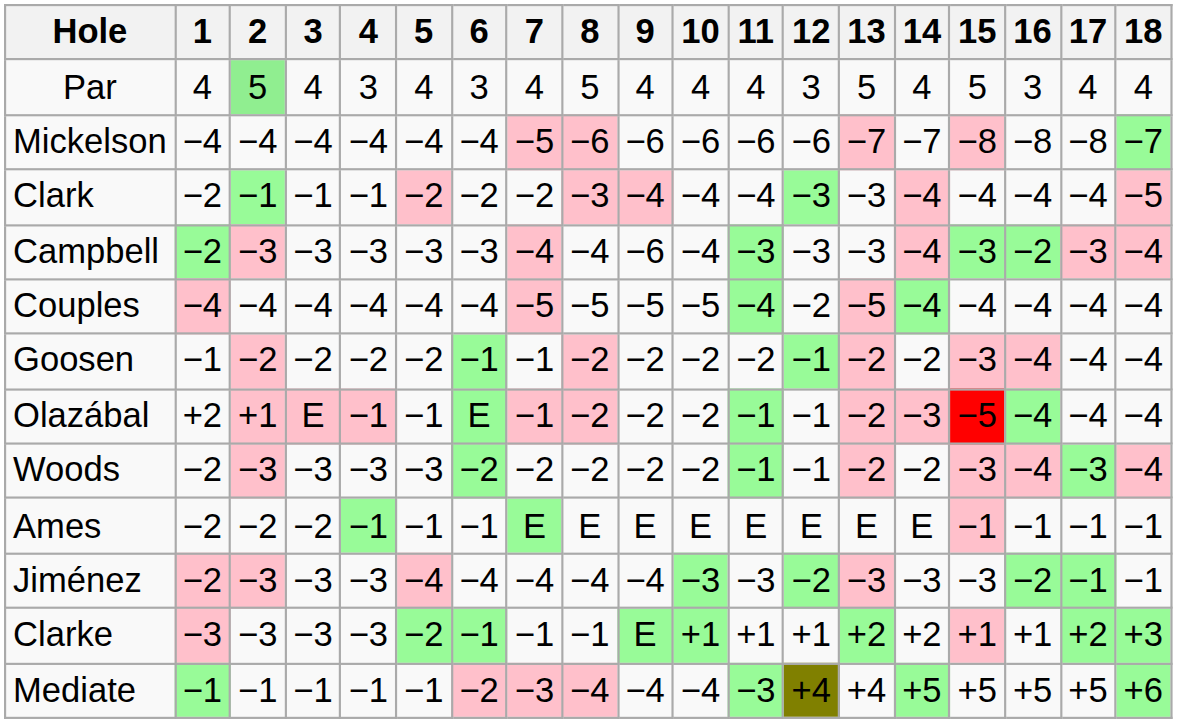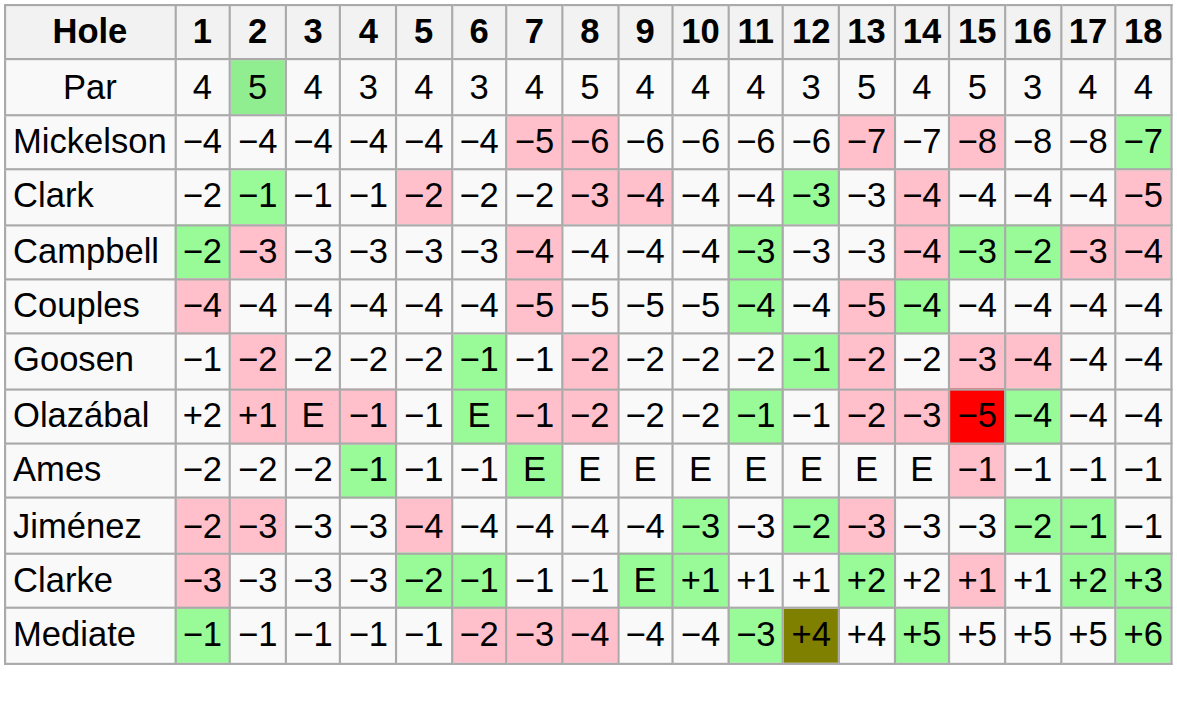(645, 251) −6 -> (645, 251) −4
(811, 305) −2 -> (811, 305) −4
- row: (67, 470)
